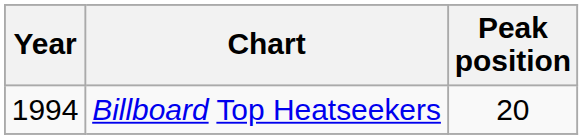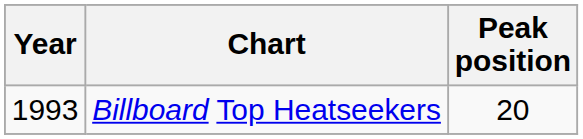(45, 109) 1994 -> (45, 109) 1993
